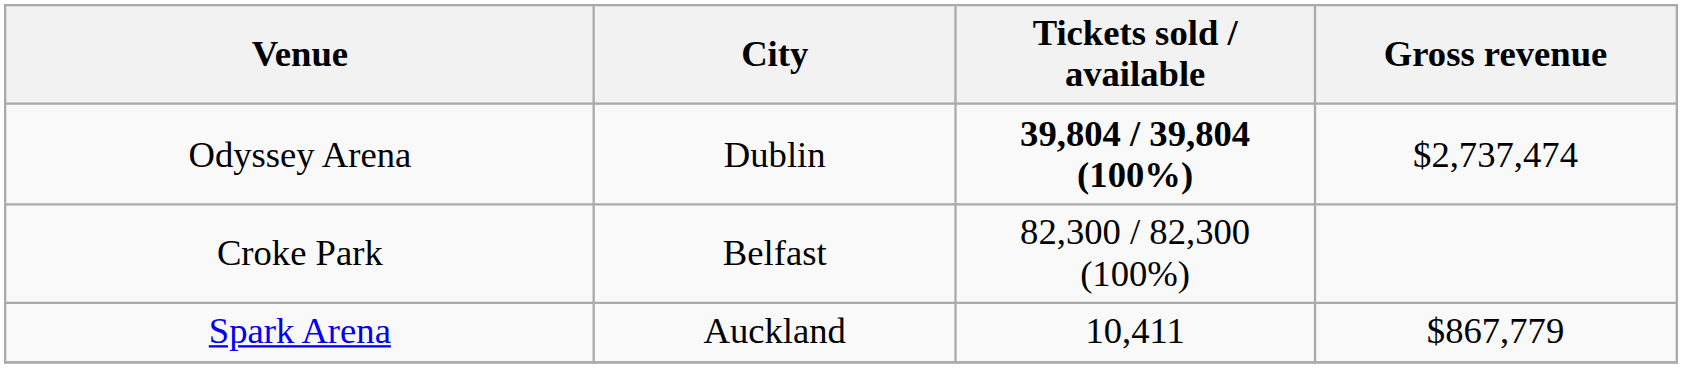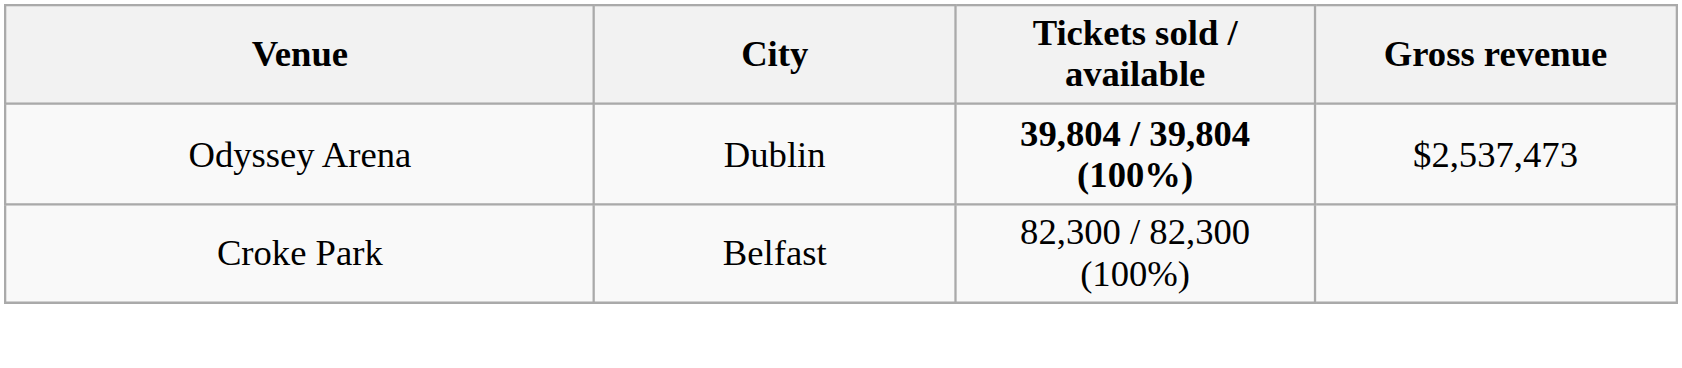(1496, 153) $2,737,474 -> (1496, 153) $2,537,473
- row: (300, 331)
